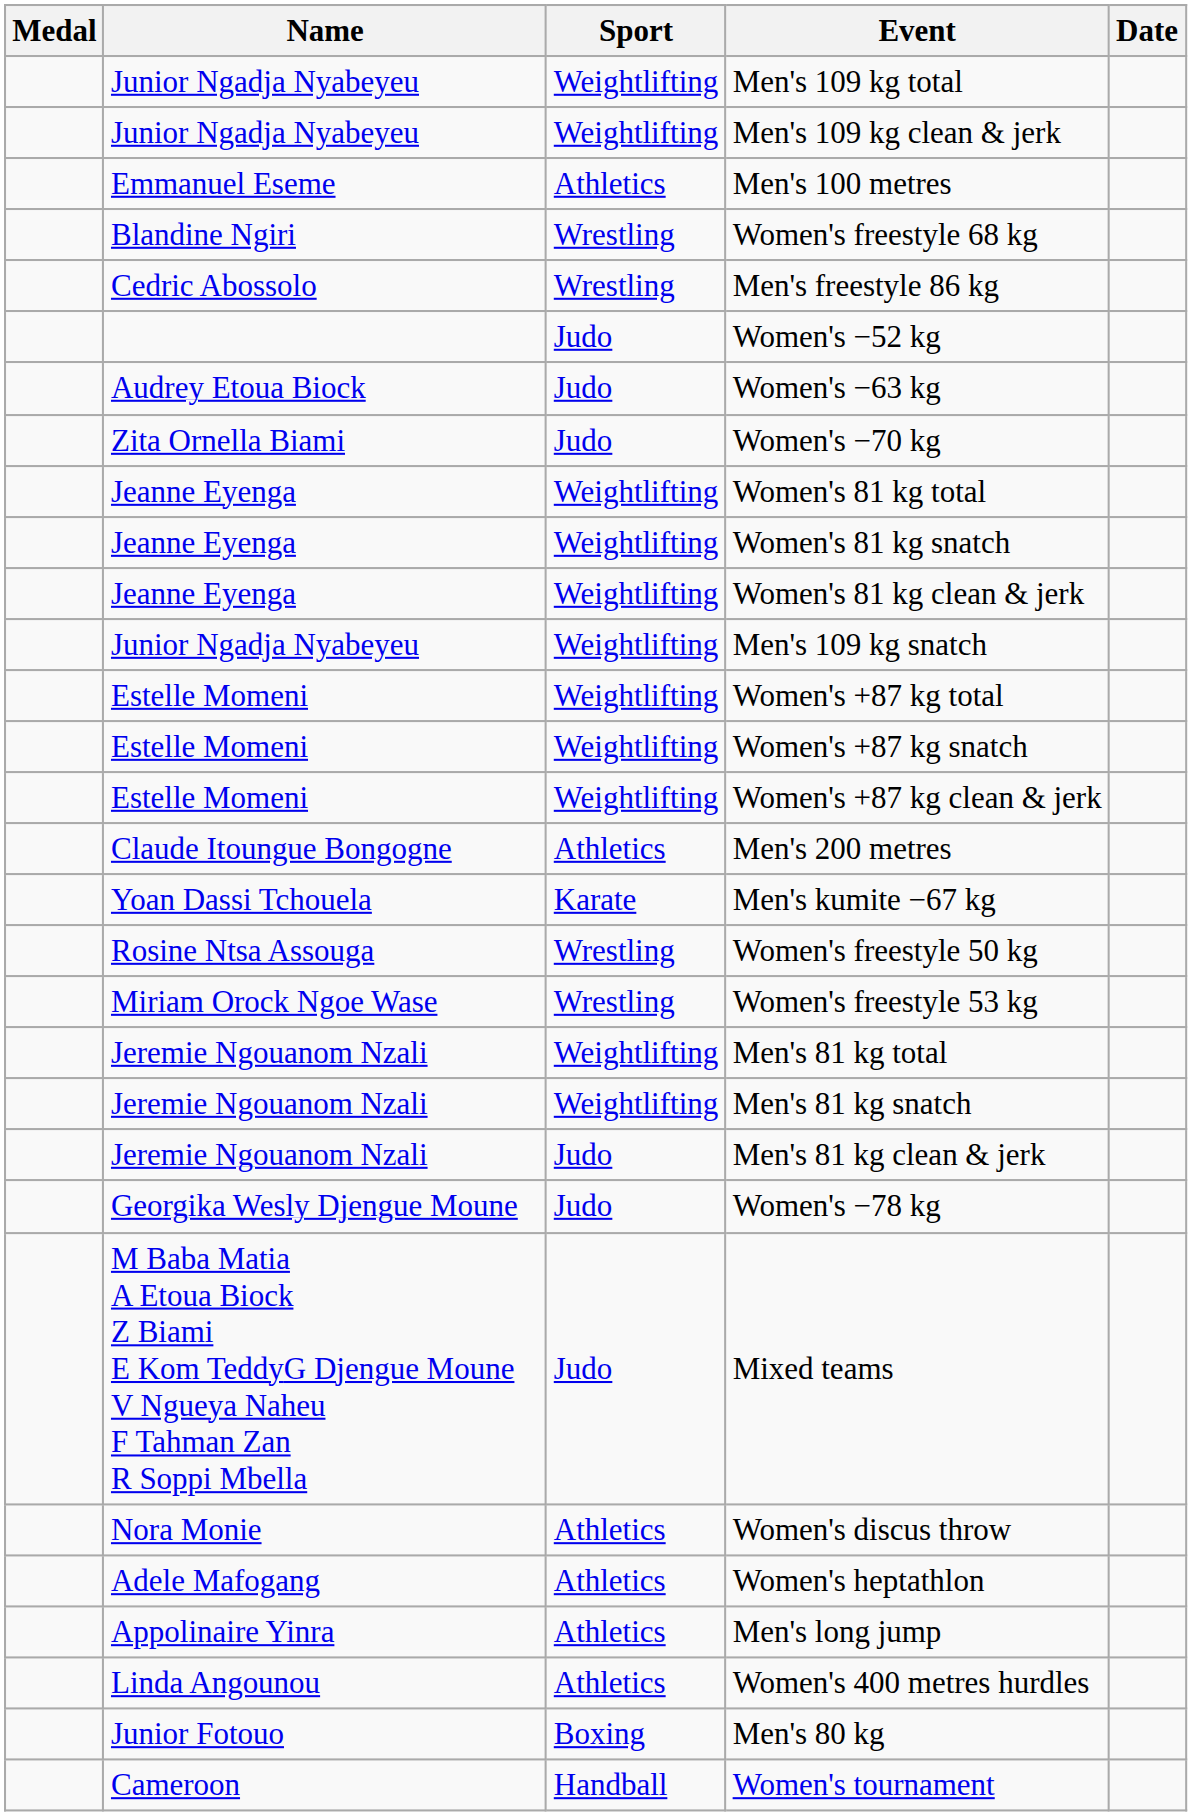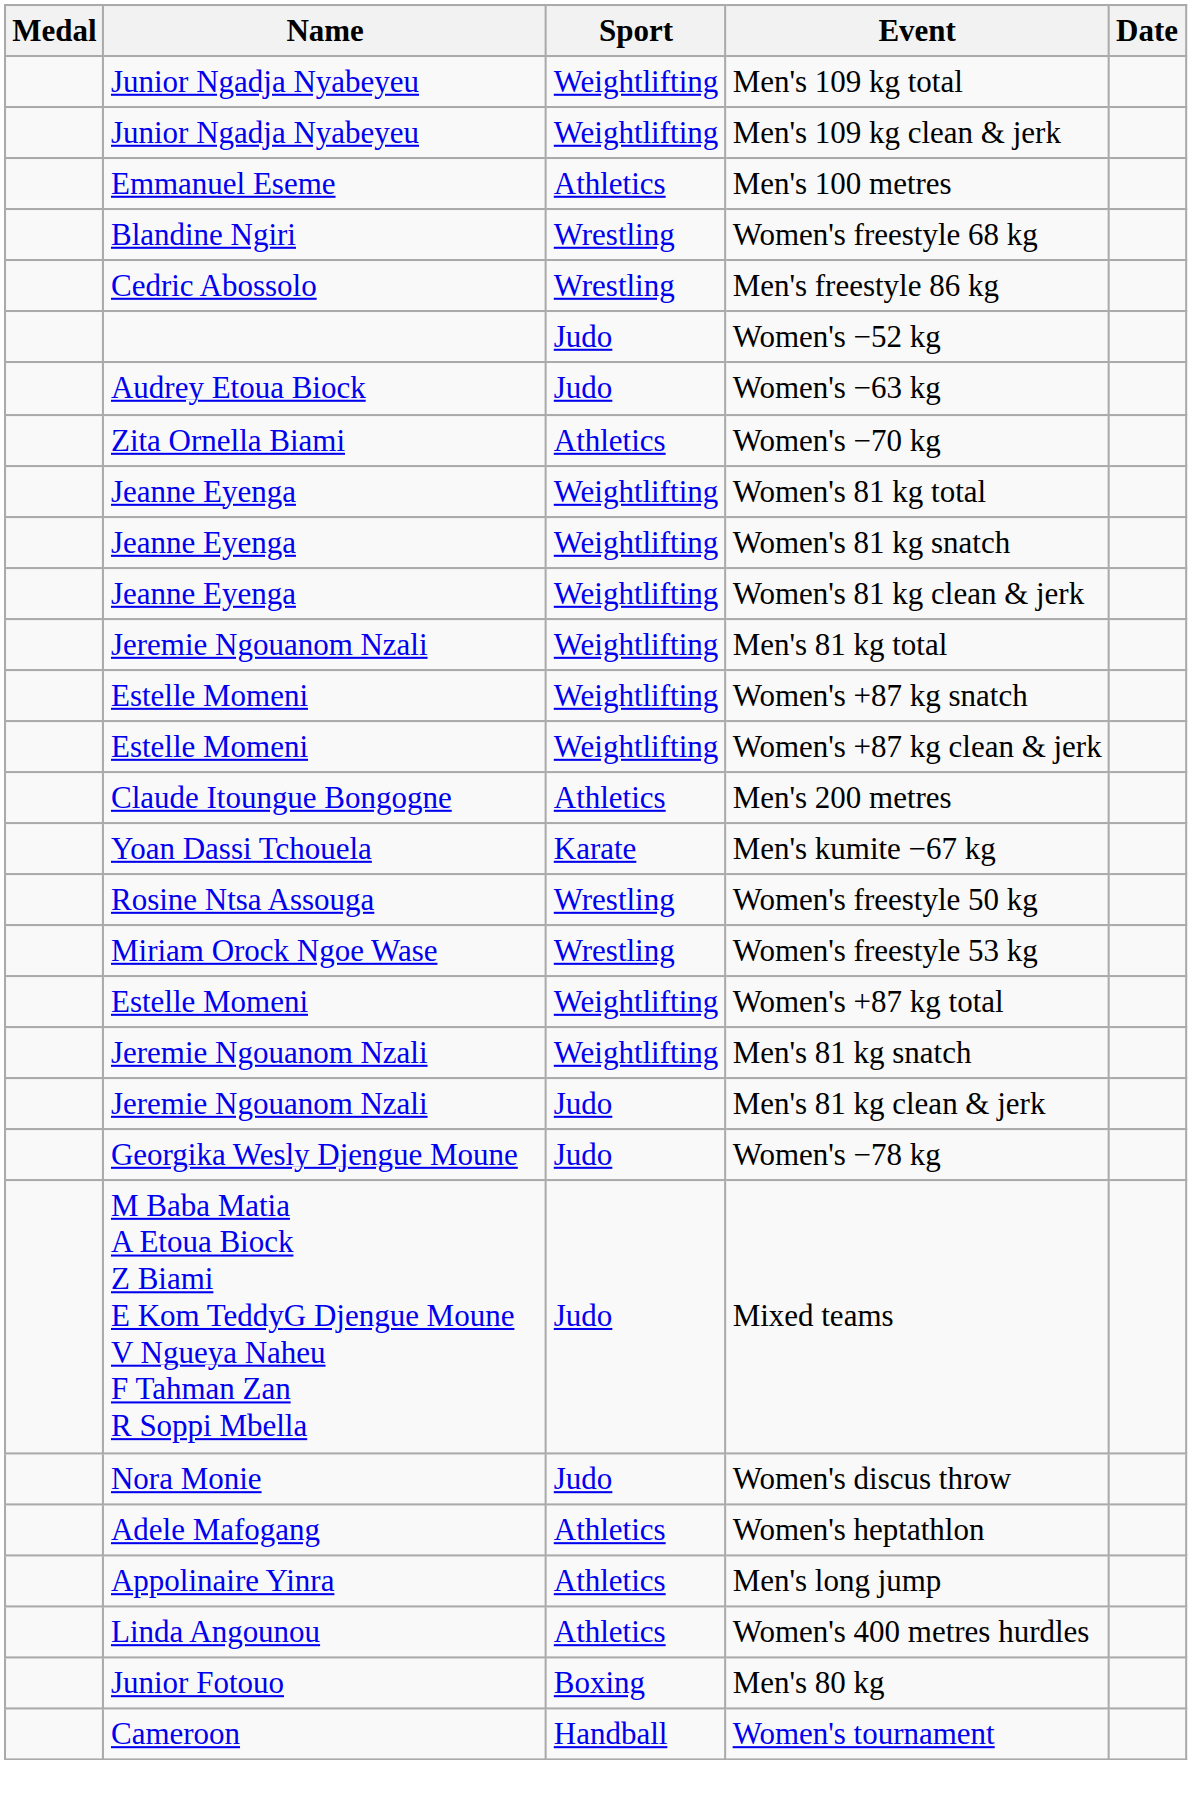(583, 439) Judo -> (610, 439) Athletics
- row: (860, 643)
rows swapped: (868, 694) <-> (840, 1052)
(610, 1528) Athletics -> (583, 1477) Judo
